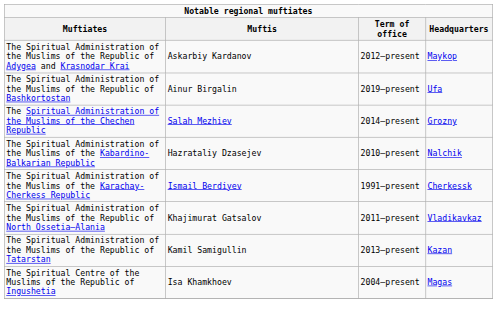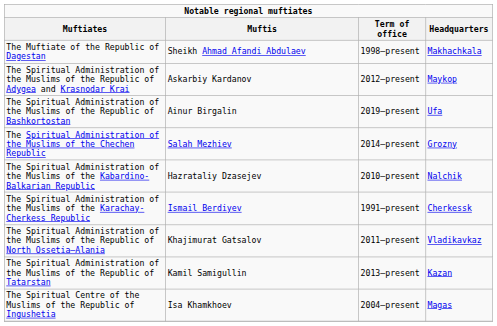+ row: (83, 52)
